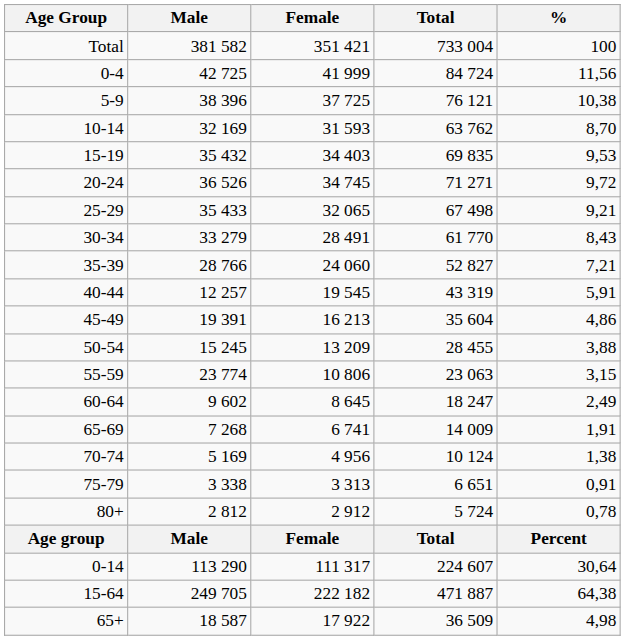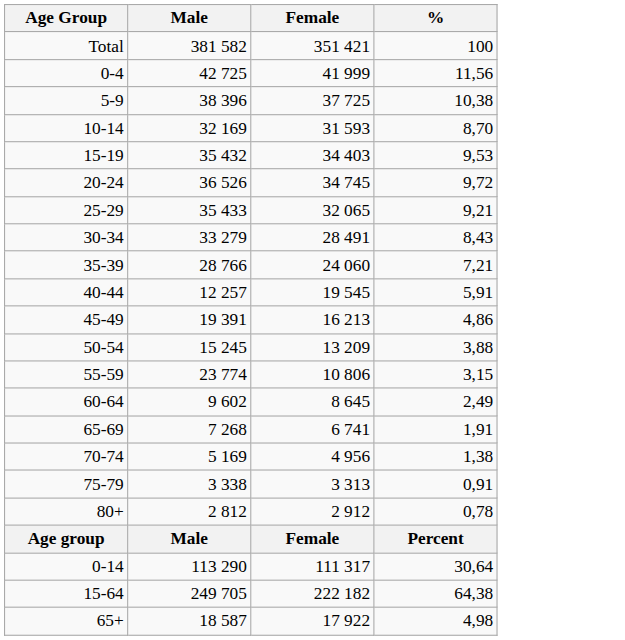- column: (436, 18)
